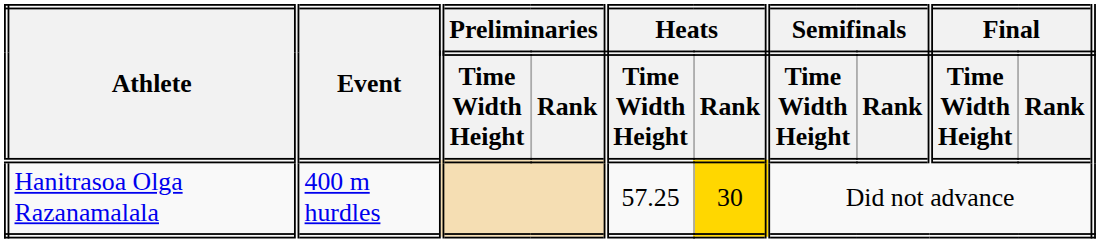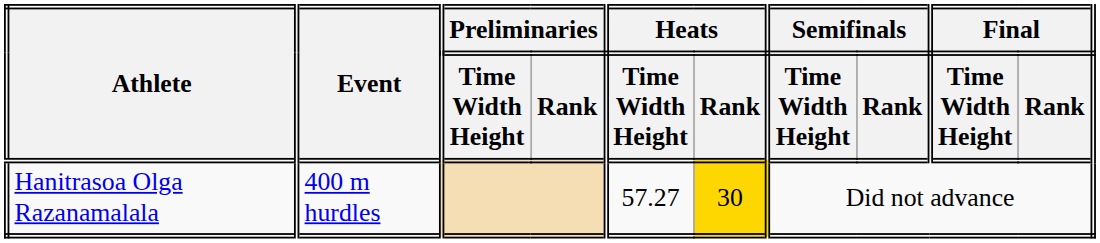(651, 197) 57.25 -> (651, 197) 57.27
